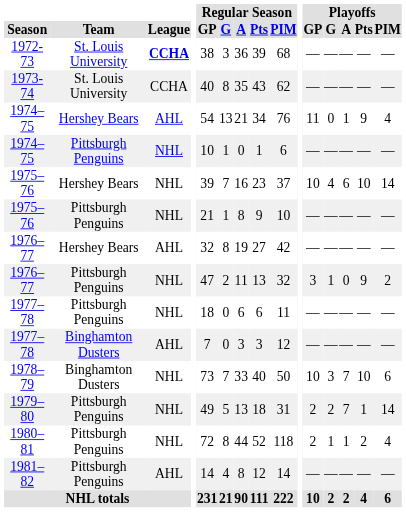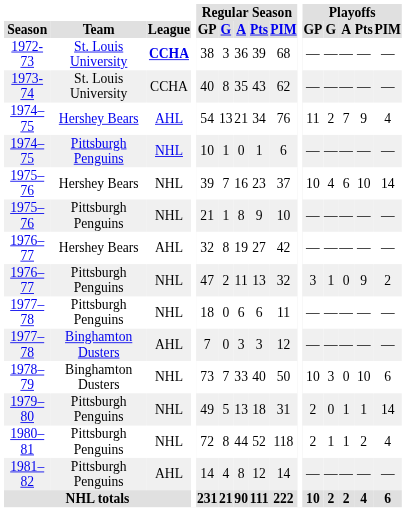(331, 118) 0 -> (331, 118) 2
(346, 118) 1 -> (346, 118) 7
(346, 377) 7 -> (346, 377) 0
(331, 409) 2 -> (331, 409) 0
(346, 409) 7 -> (346, 409) 1
